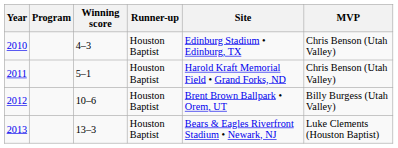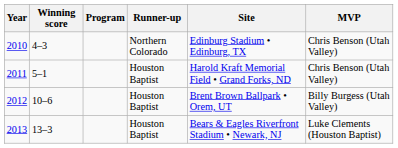columns swapped: (51, 18) <-> (100, 18)
(147, 46) Houston Baptist -> (148, 46) Northern Colorado
